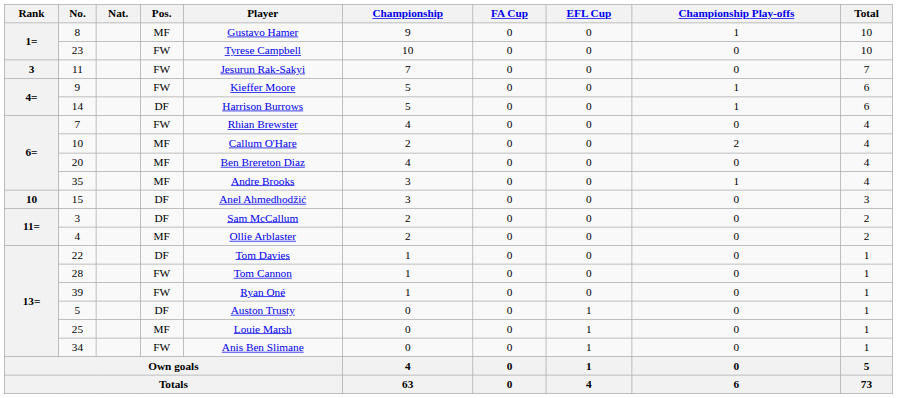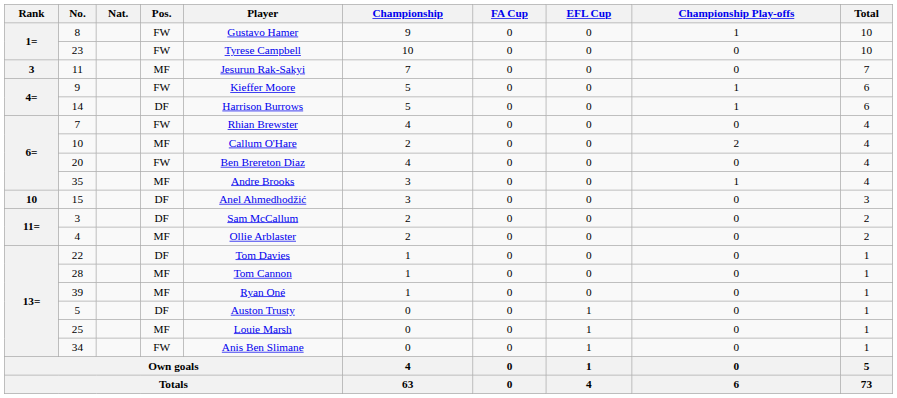(162, 32) MF -> (162, 32) FW
(162, 69) FW -> (162, 69) MF
(162, 162) MF -> (162, 162) FW
(162, 273) FW -> (162, 273) MF
(162, 292) FW -> (162, 292) MF
